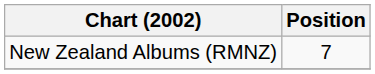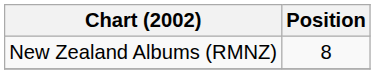(326, 52) 7 -> (326, 52) 8
